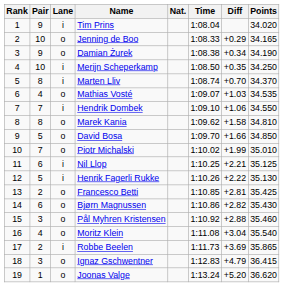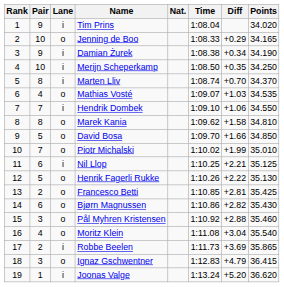(63, 53) o -> (63, 53) i
(63, 178) i -> (63, 178) o
(63, 275) o -> (63, 275) i
